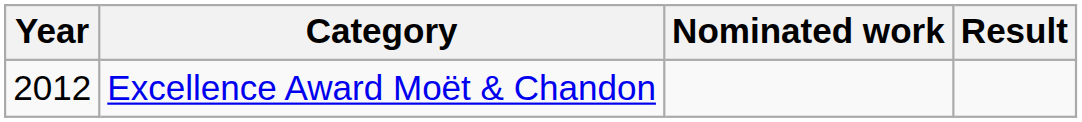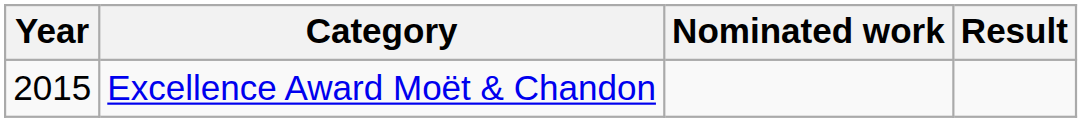(52, 87) 2012 -> (52, 87) 2015
